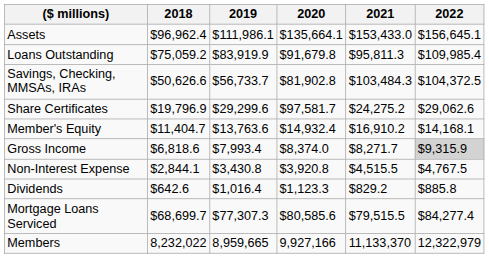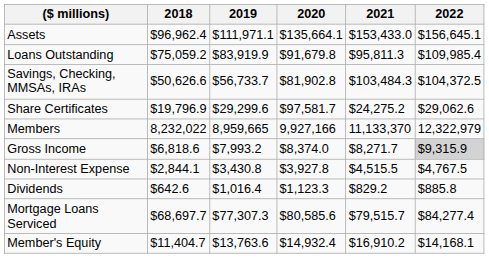(243, 34) $111,986.1 -> (243, 34) $111,971.1
rows swapped: (54, 128) <-> (34, 243)
(237, 149) $7,993.4 -> (237, 149) $7,993.2
(304, 169) $3,920.8 -> (304, 169) $3,927.8
(178, 216) $68,699.7 -> (178, 216) $68,697.7
(377, 216) $79,515.5 -> (377, 216) $79,515.7
